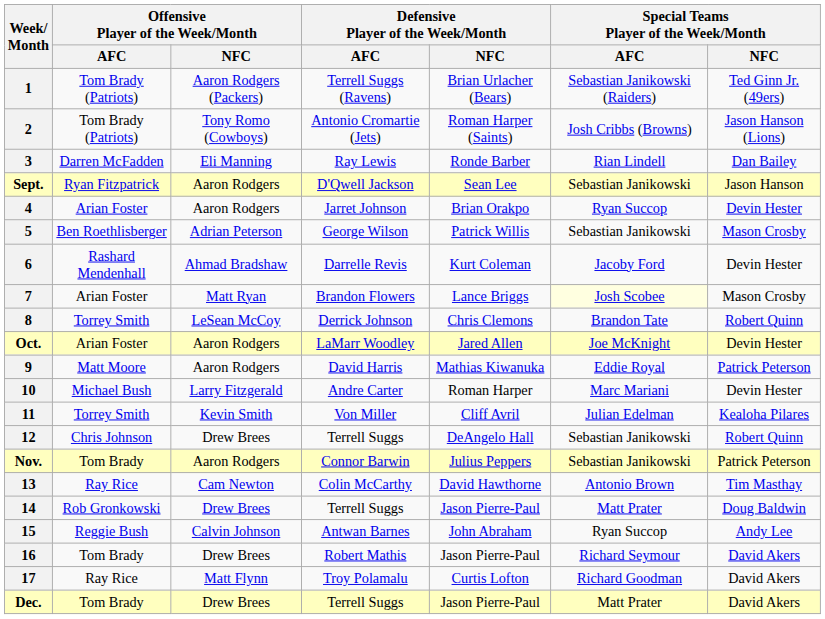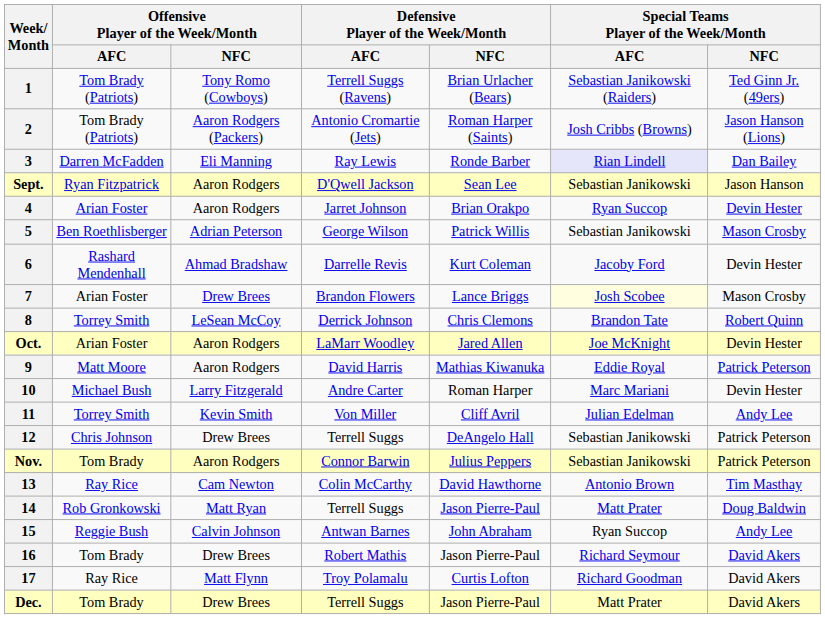(236, 88) Aaron Rodgers (Packers) -> (236, 88) Tony Romo (Cowboys)
(236, 129) Tony Romo (Cowboys) -> (236, 129) Aaron Rodgers (Packers)
(630, 161) no background -> (630, 161) lavender background
(236, 296) Matt Ryan -> (236, 296) Drew Brees
(764, 413) Kealoha Pilares -> (764, 413) Andy Lee
(764, 437) Robert Quinn -> (764, 437) Patrick Peterson
(236, 508) Drew Brees -> (236, 508) Matt Ryan
